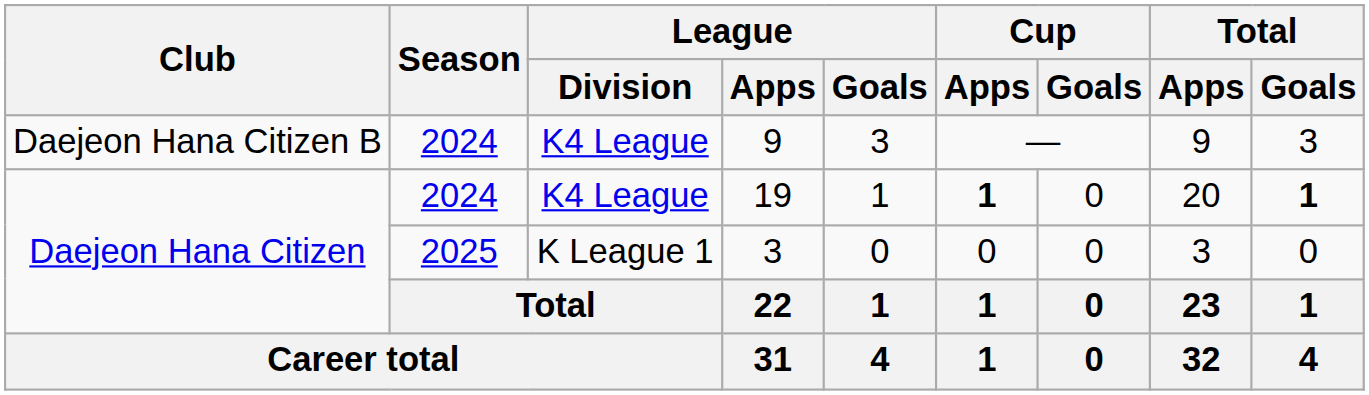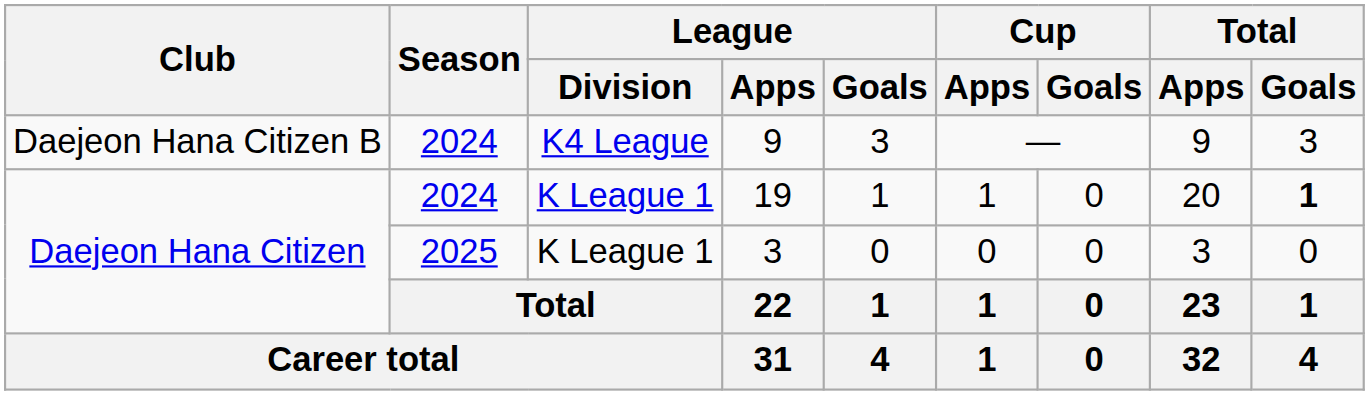(625, 196) K4 League -> (625, 196) K League 1
(987, 196) bold -> (987, 196) normal
